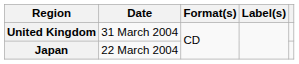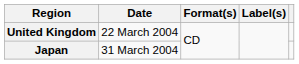(140, 31) 31 March 2004 -> (140, 31) 22 March 2004
(140, 50) 22 March 2004 -> (140, 50) 31 March 2004
